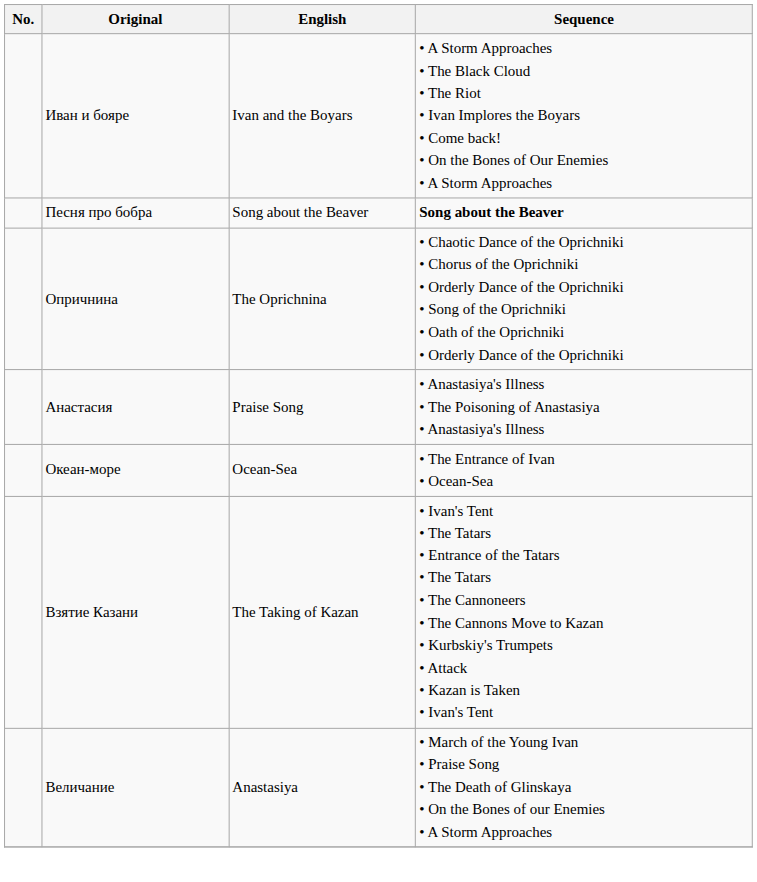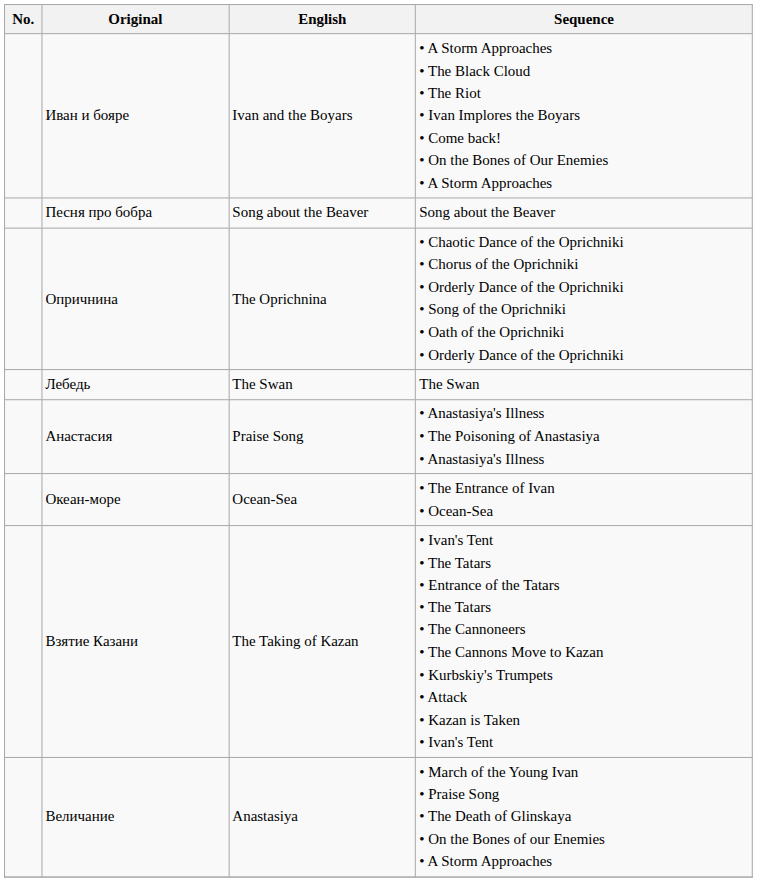(491, 213) bold -> (487, 213) normal
+ row: (68, 384)
